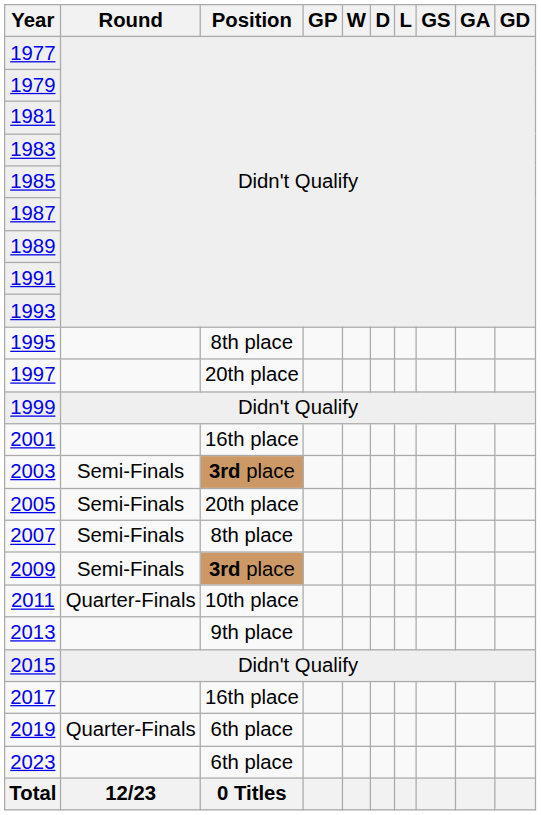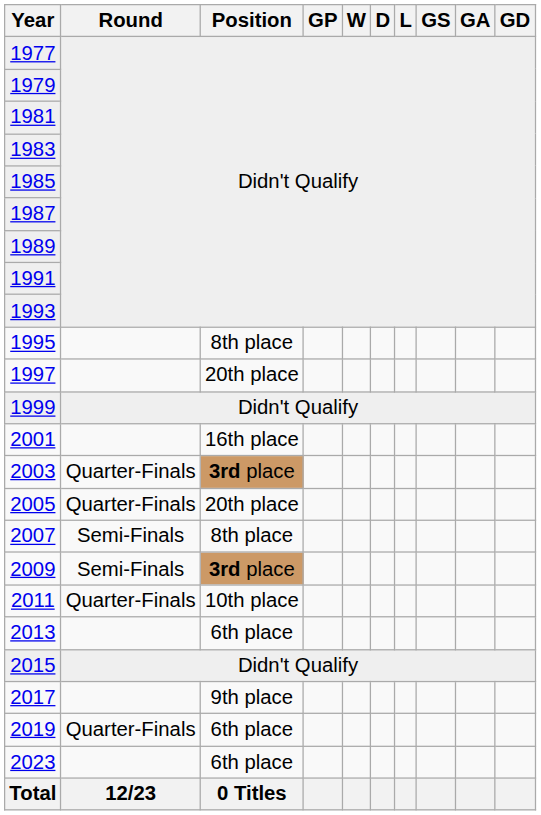(131, 471) Semi-Finals -> (131, 471) Quarter-Finals
(131, 504) Semi-Finals -> (131, 504) Quarter-Finals
(252, 632) 9th place -> (252, 632) 6th place
(252, 697) 16th place -> (252, 697) 9th place
